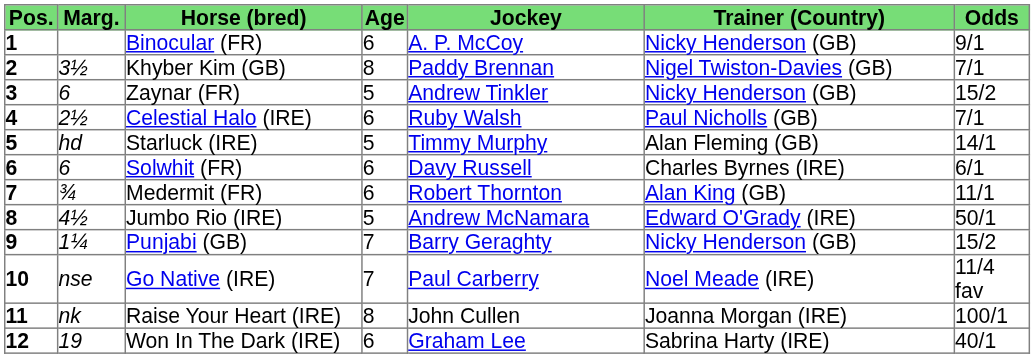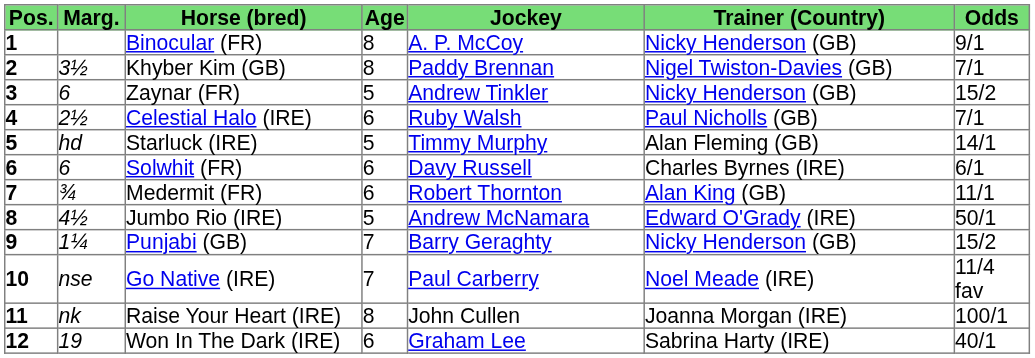(369, 42) 6 -> (369, 42) 8
